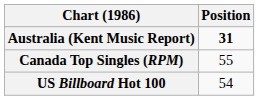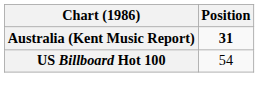- row: (101, 60)
